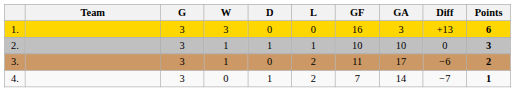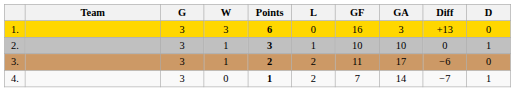columns swapped: (270, 12) <-> (489, 12)
